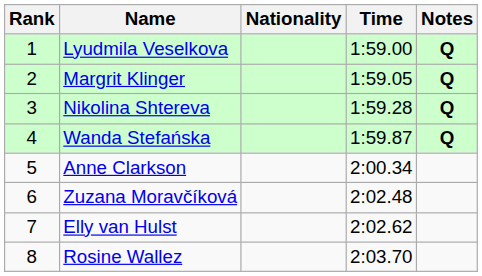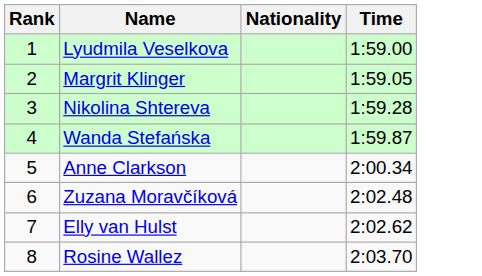- column: (447, 19)
